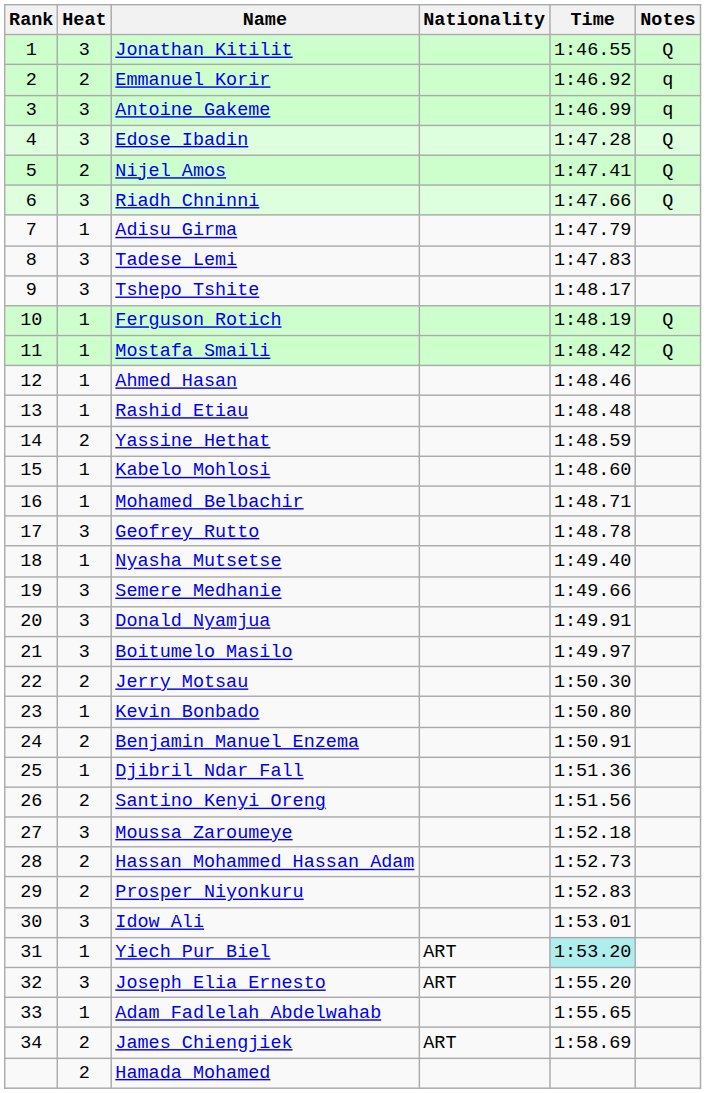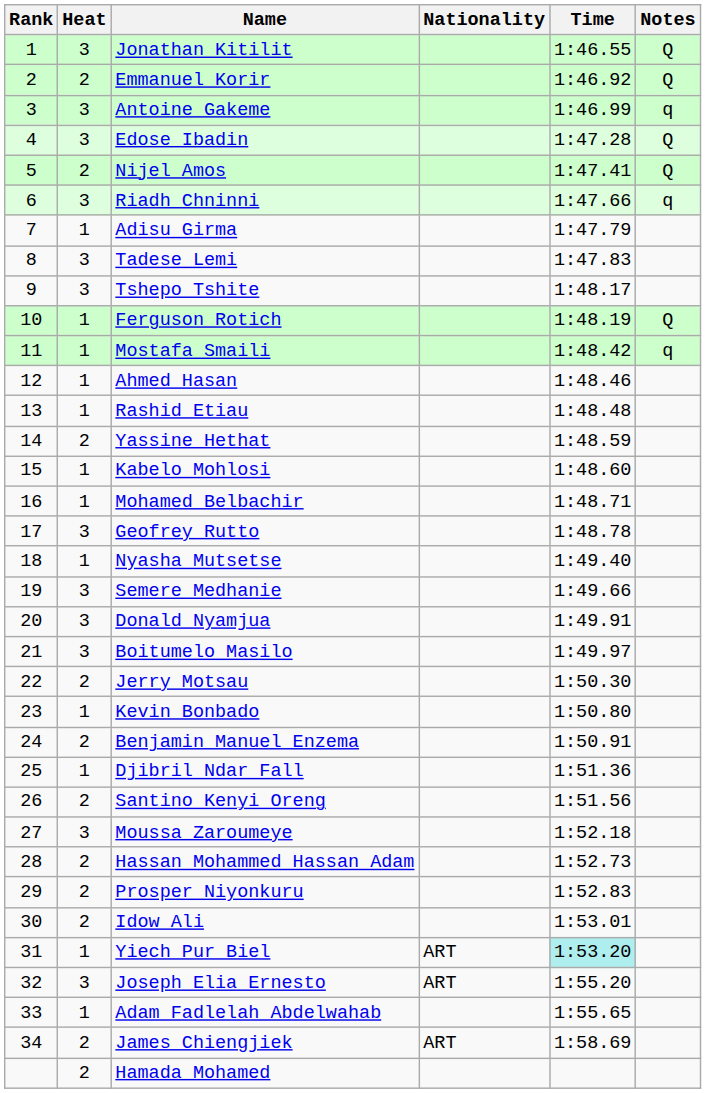(668, 80) q -> (668, 80) Q
(668, 200) Q -> (668, 200) q
(668, 351) Q -> (668, 351) q
(84, 922) 3 -> (84, 922) 2
